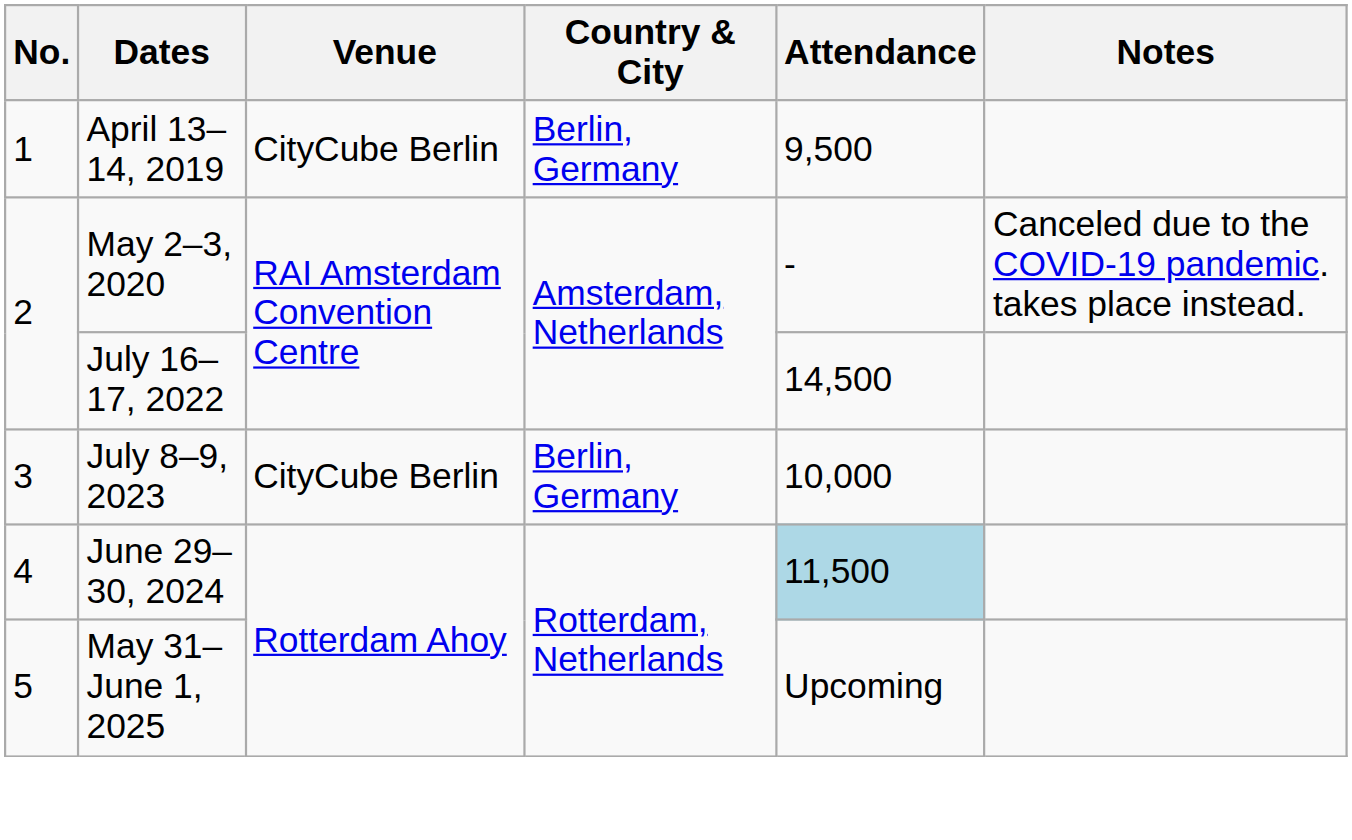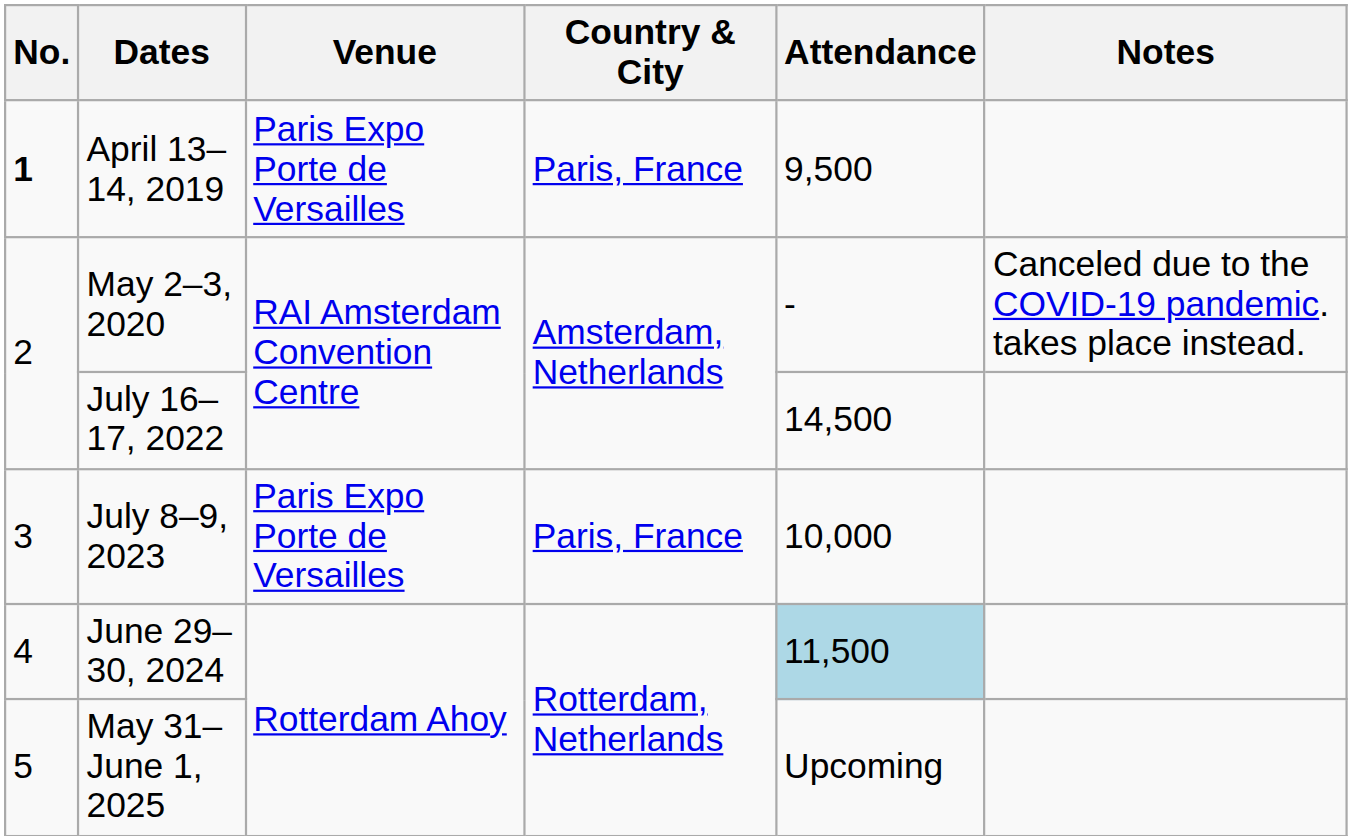(23, 148) normal -> (23, 168) bold
(376, 148) CityCube Berlin -> (339, 168) Paris Expo Porte de Versailles
(605, 148) Berlin, Germany -> (638, 168) Paris, France
(376, 475) CityCube Berlin -> (339, 535) Paris Expo Porte de Versailles
(605, 475) Berlin, Germany -> (638, 535) Paris, France
